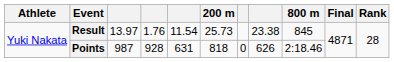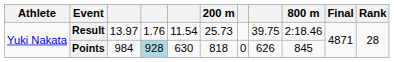(265, 31) 23.38 -> (265, 31) 39.75
(304, 31) 845 -> (304, 31) 2:18.46
(124, 49) 987 -> (124, 49) 984
(154, 49) no background -> (154, 49) lightblue background
(184, 49) 631 -> (184, 49) 630
(304, 49) 2:18.46 -> (304, 49) 845
